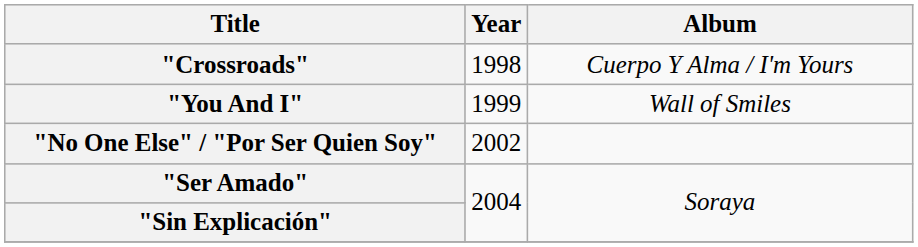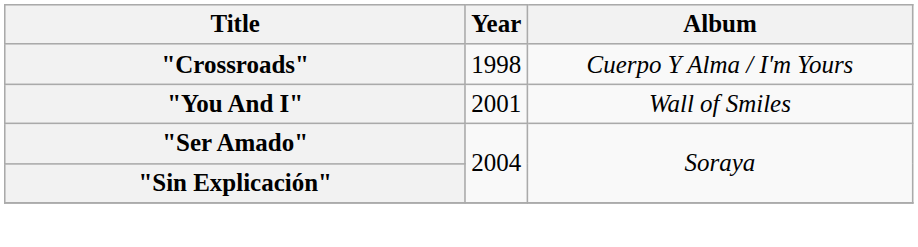(496, 103) 1999 -> (496, 103) 2001
- row: (235, 143)
